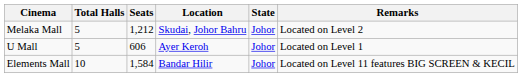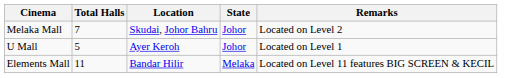- column: (142, 13)
(77, 30) 5 -> (77, 30) 7
(80, 64) 10 -> (80, 64) 11
(263, 64) Johor -> (238, 64) Melaka
